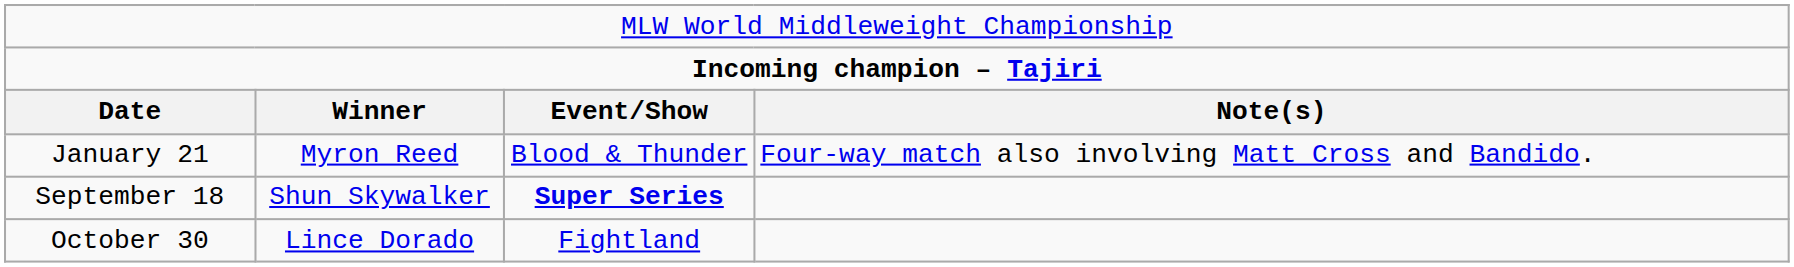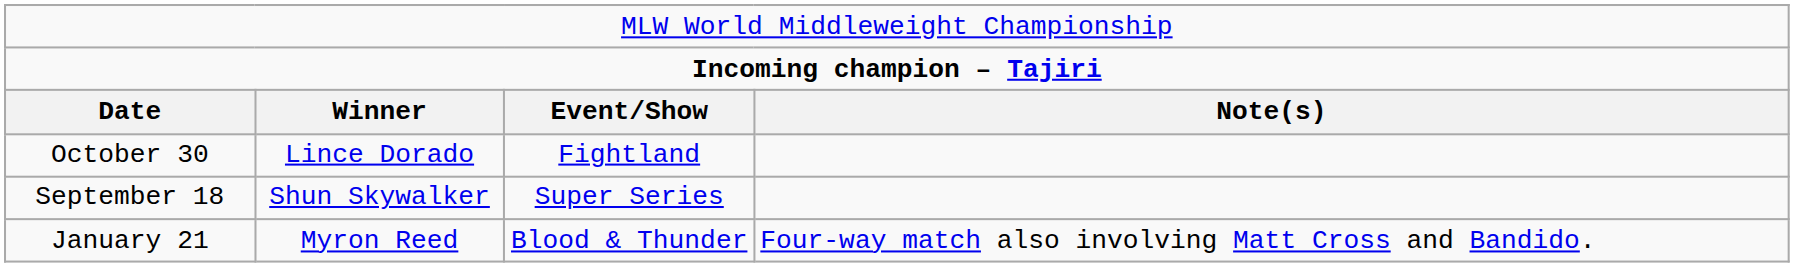rows swapped: (130, 155) <-> (130, 240)
(629, 198) bold -> (629, 198) normal
